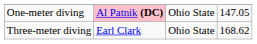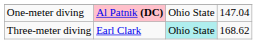(234, 13) 147.05 -> (234, 13) 147.04
(191, 30) no background -> (191, 30) paleturquoise background
